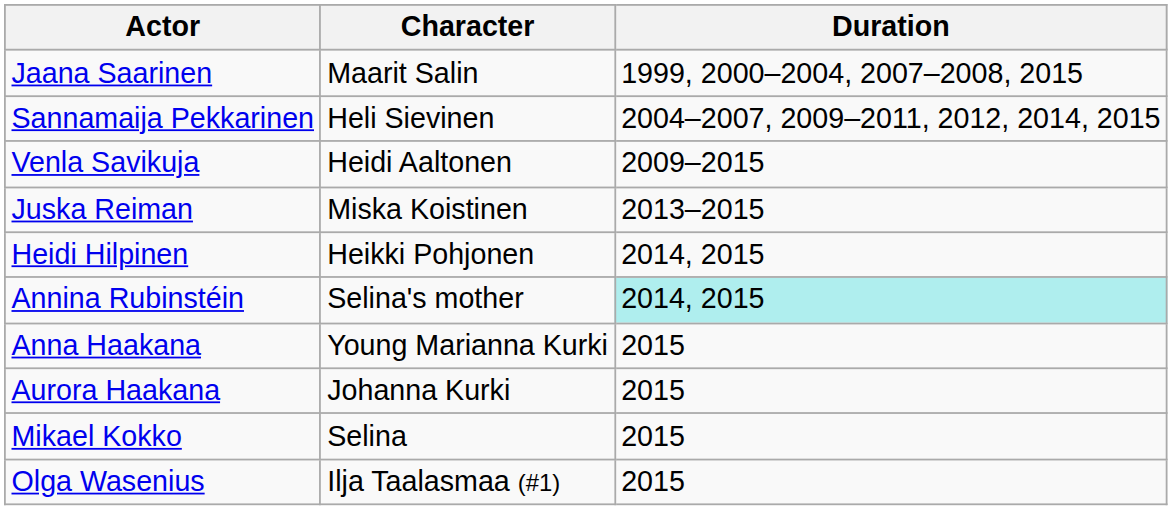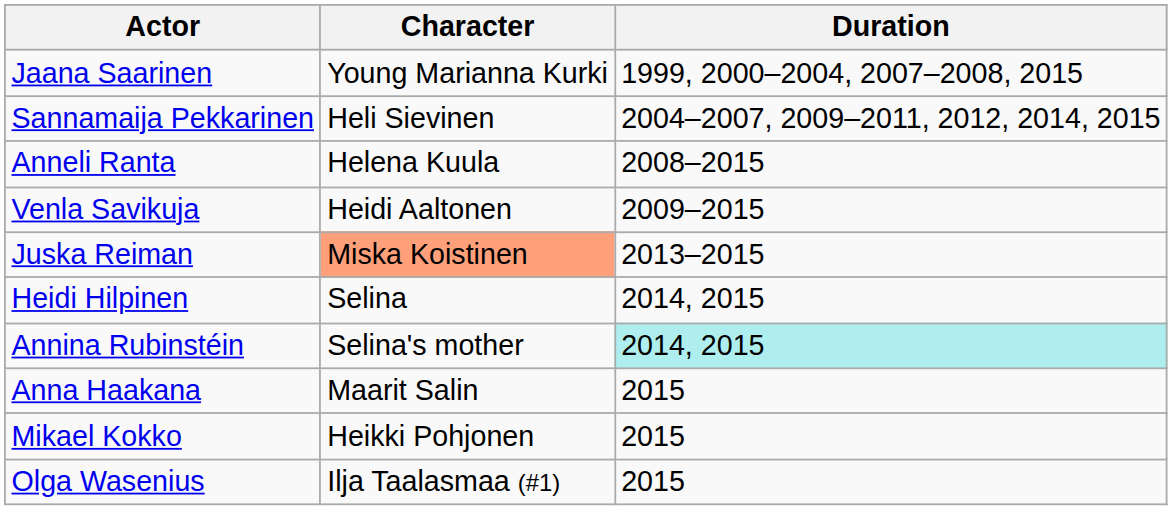(403, 72) Maarit Salin -> (468, 72) Young Marianna Kurki
+ row: (94, 163)
(427, 208) no background -> (427, 254) lightsalmon background
(431, 254) Heikki Pohjonen -> (367, 299) Selina
(468, 345) Young Marianna Kurki -> (403, 390) Maarit Salin
- row: (116, 390)
(367, 436) Selina -> (431, 436) Heikki Pohjonen
